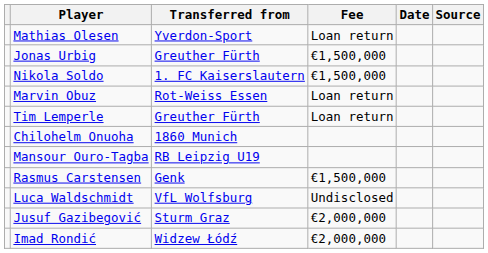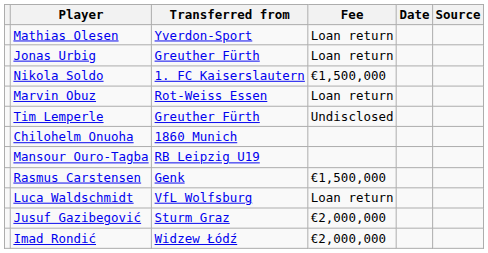(348, 55) €1,500,000 -> (352, 55) Loan return
(352, 116) Loan return -> (352, 116) Undisclosed
(352, 198) Undisclosed -> (352, 198) Loan return
